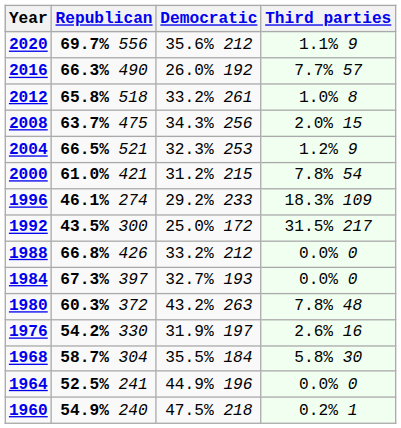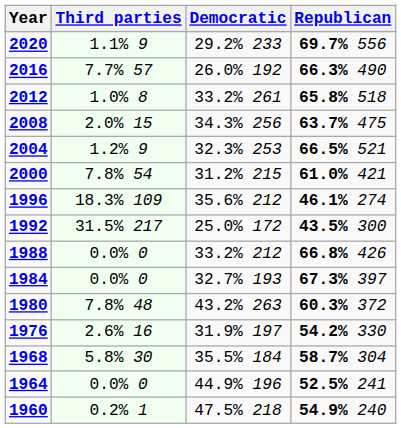columns swapped: (104, 19) <-> (328, 19)
(209, 45) 35.6% 212 -> (238, 45) 29.2% 233
(209, 202) 29.2% 233 -> (238, 202) 35.6% 212
